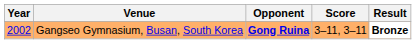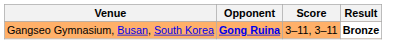- column: (19, 13)
